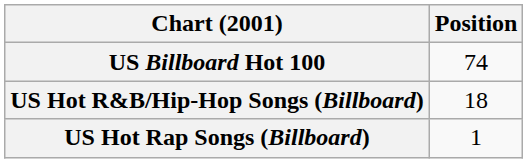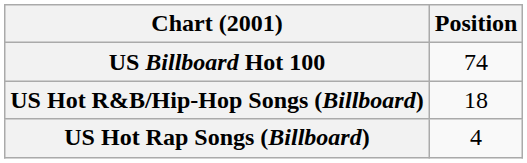(476, 137) 1 -> (476, 137) 4
